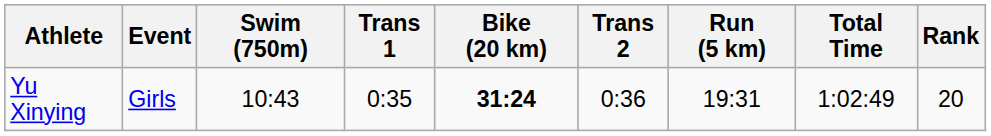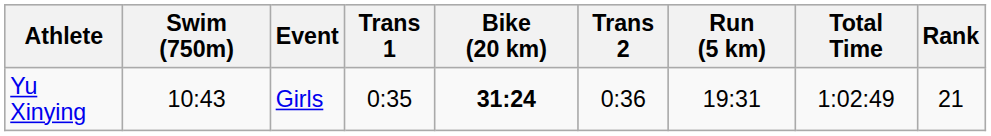columns swapped: (160, 36) <-> (271, 36)
(951, 99) 20 -> (951, 99) 21
